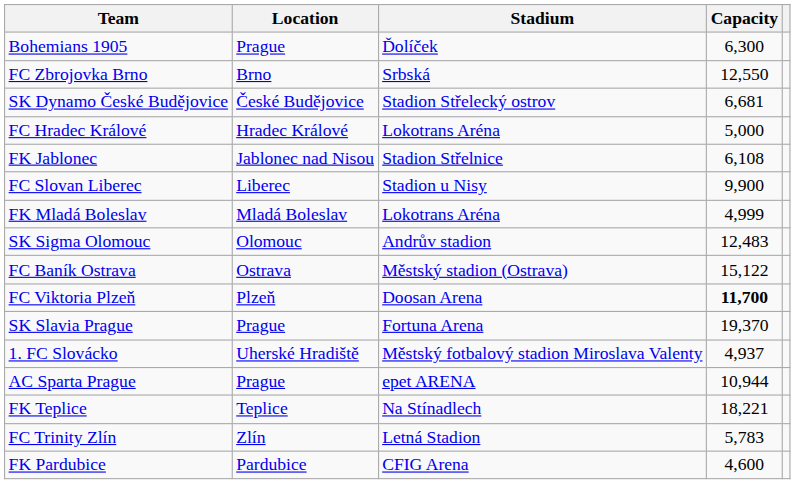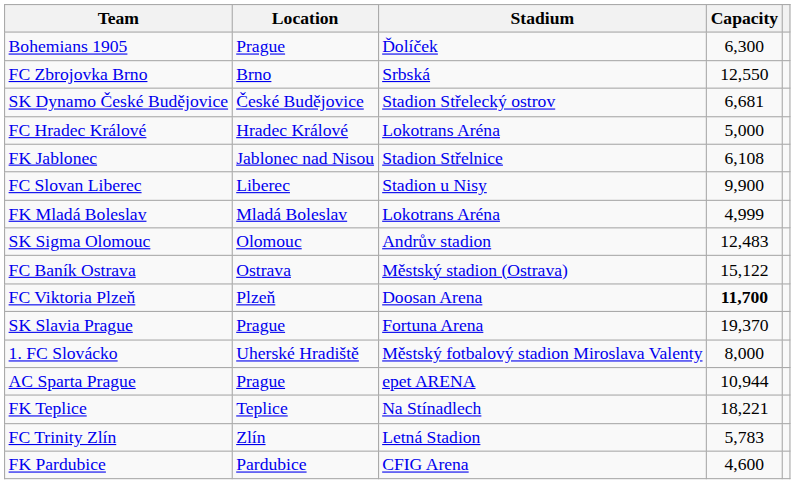(744, 353) 4,937 -> (744, 353) 8,000
